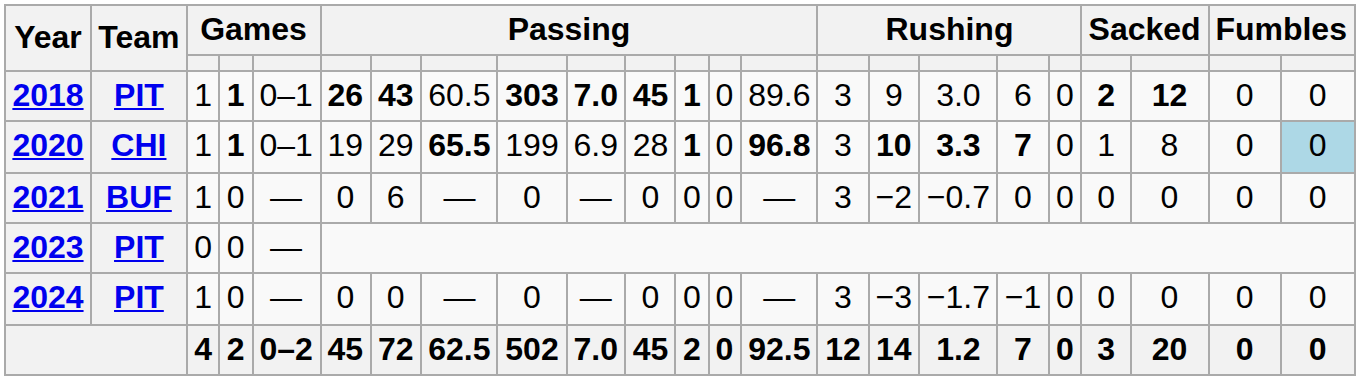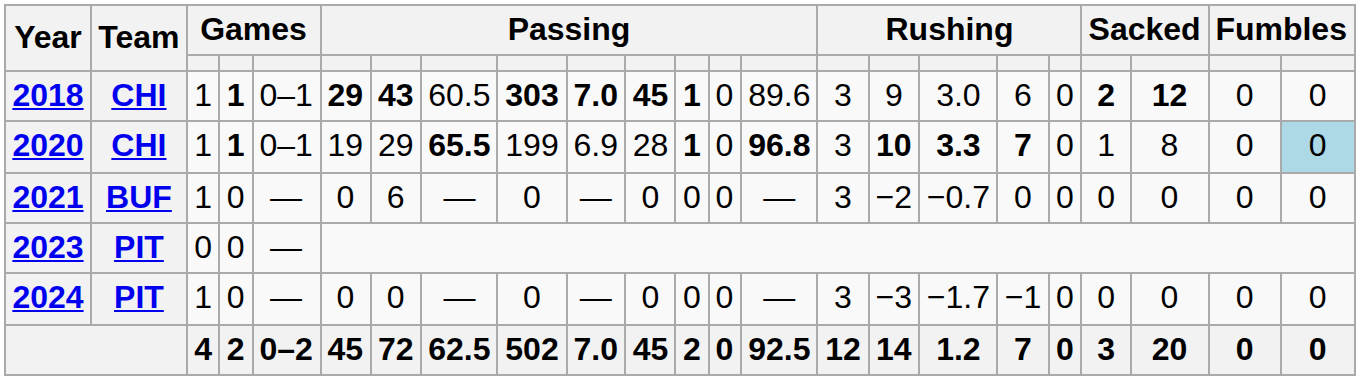(139, 95) PIT -> (139, 95) CHI
(345, 95) 26 -> (345, 95) 29
